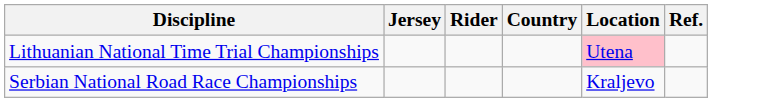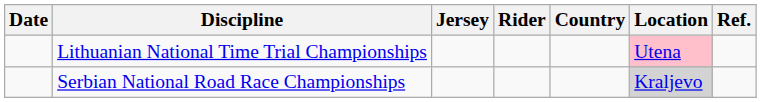+ column: (29, 19)
(620, 81) no background -> (668, 81) lightgrey background
